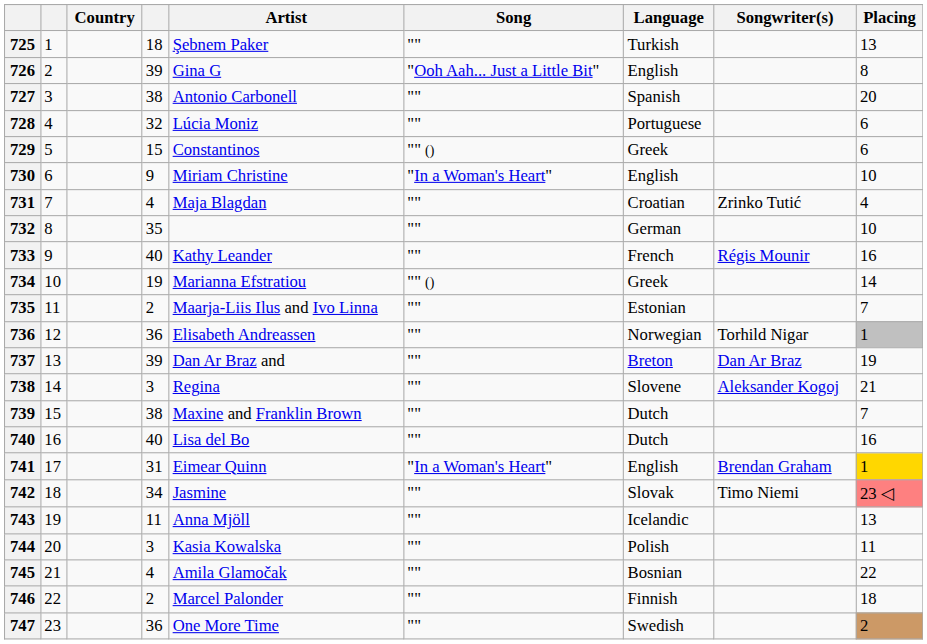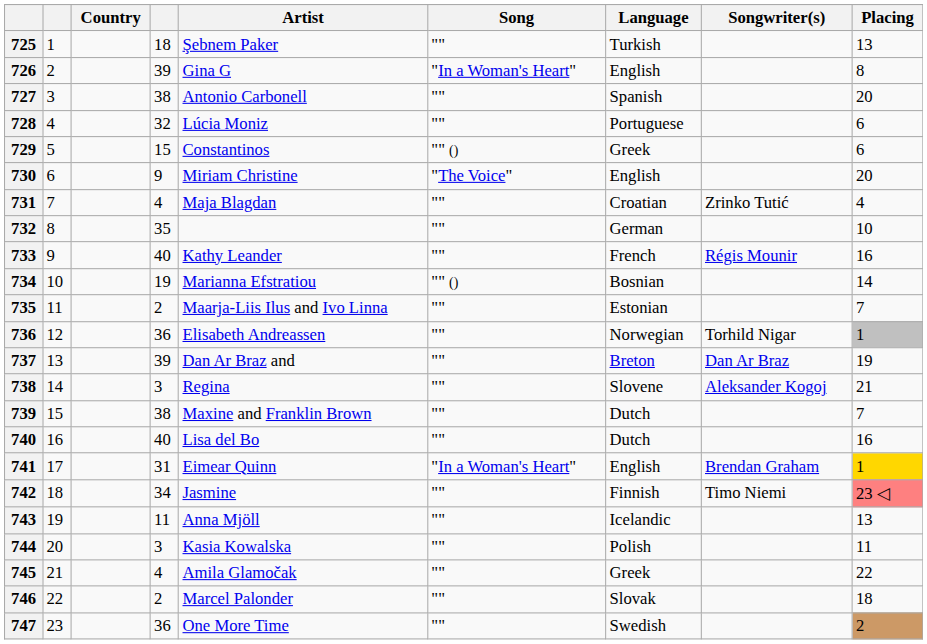(503, 70) "Ooh Aah... Just a Little Bit" -> (504, 70) "In a Woman's Heart"
(480, 176) "In a Woman's Heart" -> (472, 176) "The Voice"
(868, 176) 10 -> (864, 176) 20
(648, 281) Greek -> (637, 281) Bosnian
(651, 493) Slovak -> (635, 493) Finnish
(655, 572) Bosnian -> (630, 572) Greek
(653, 599) Finnish -> (633, 599) Slovak
